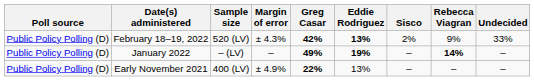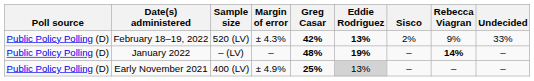(313, 54) 49% -> (313, 54) 48%
(313, 69) 22% -> (313, 69) 25%
(361, 69) no background -> (361, 69) lightgrey background
